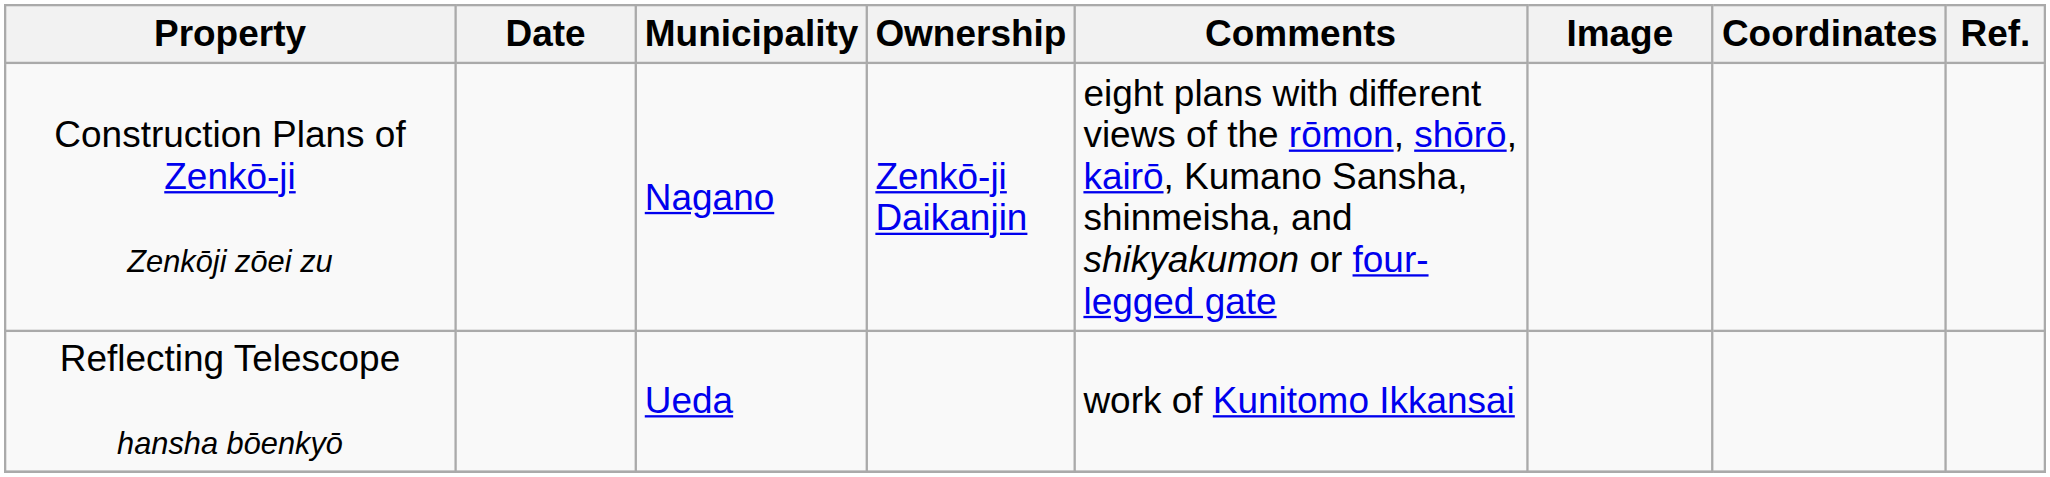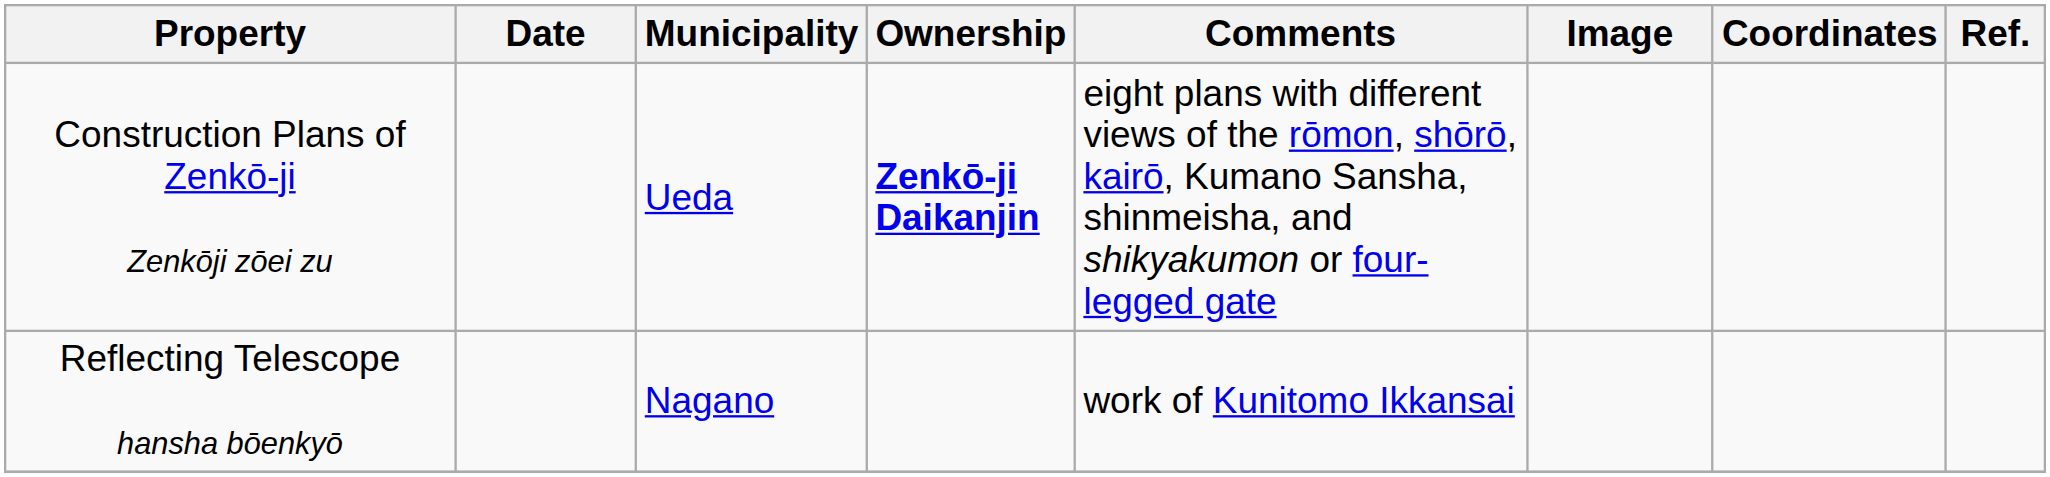(710, 196) Nagano -> (689, 196) Ueda
(951, 196) normal -> (958, 196) bold
(689, 400) Ueda -> (710, 400) Nagano
